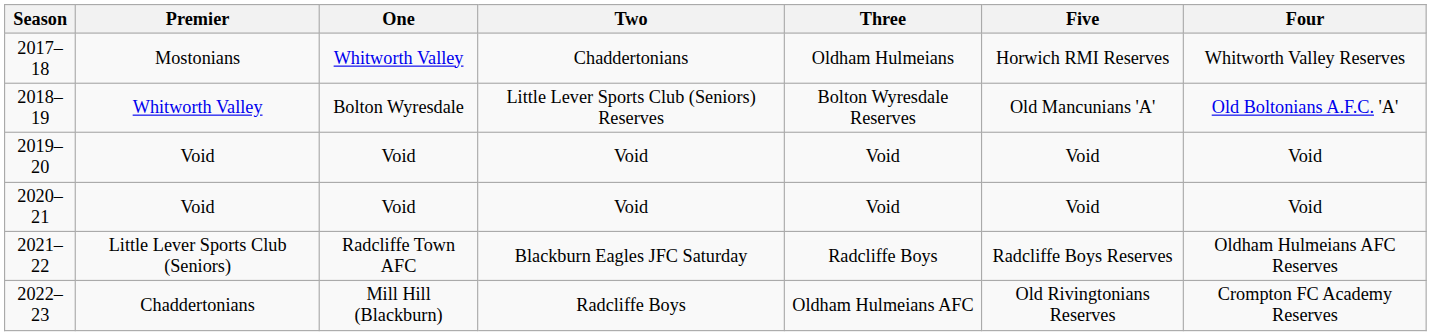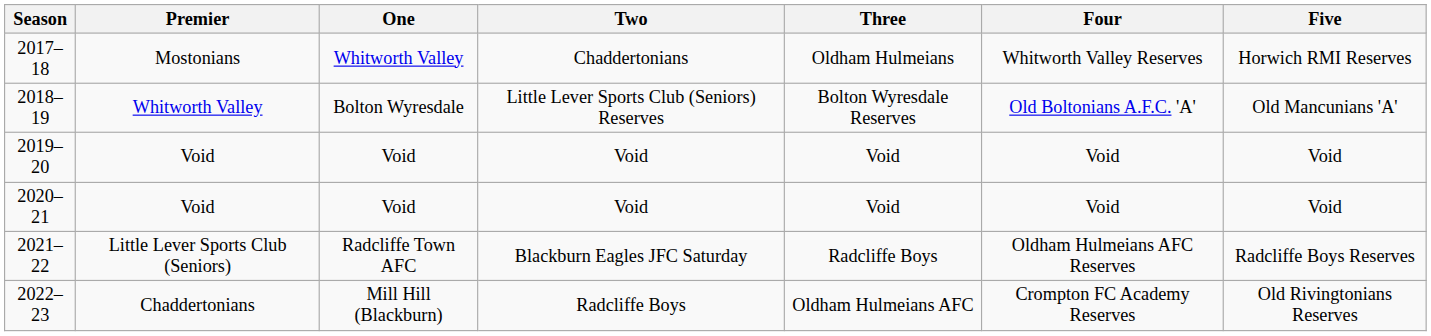columns swapped: (1305, 18) <-> (1083, 18)
